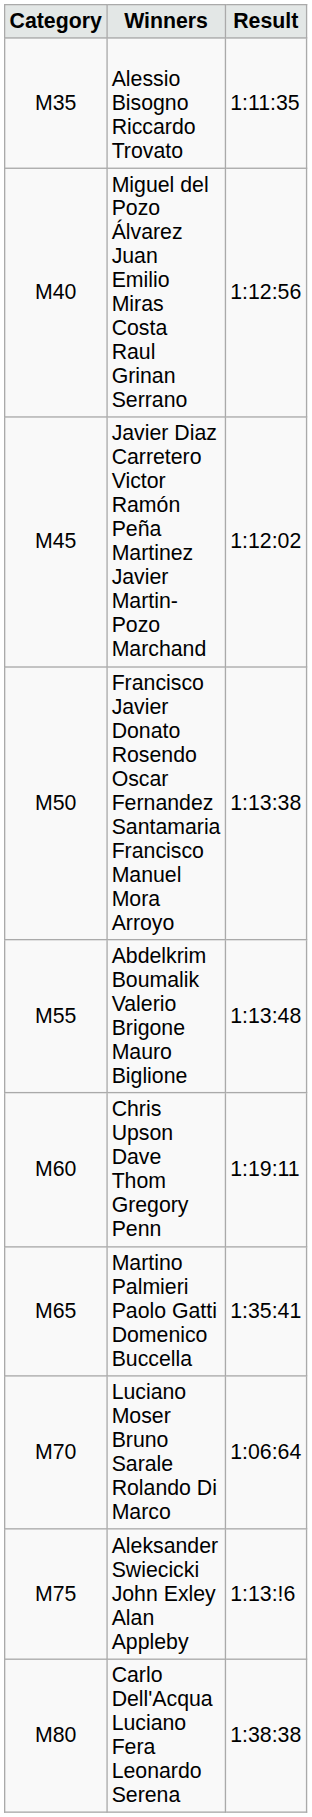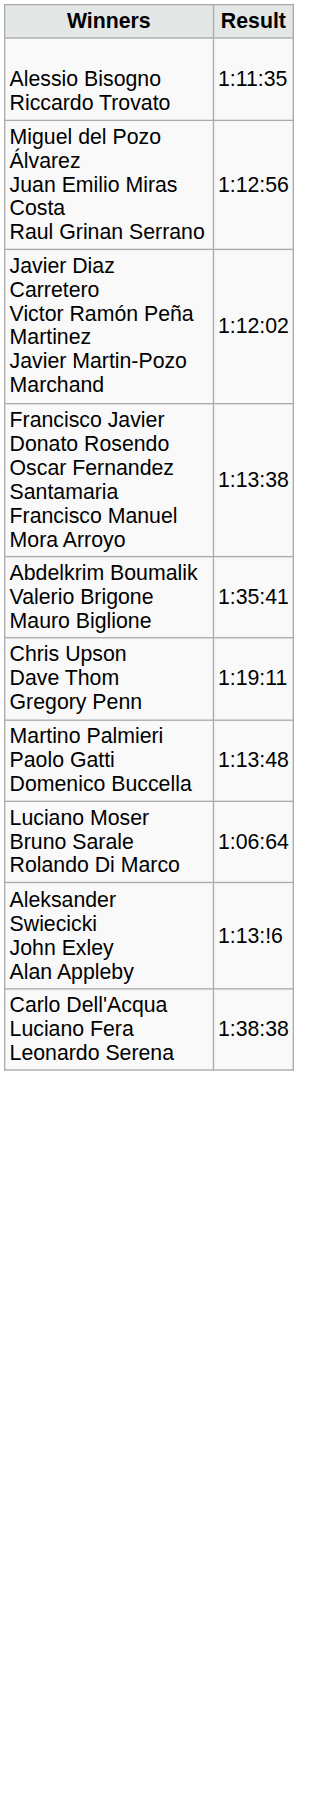- column: (56, 21)
(266, 1016) 1:13:48 -> (253, 597) 1:35:41
(266, 1310) 1:35:41 -> (253, 760) 1:13:48
